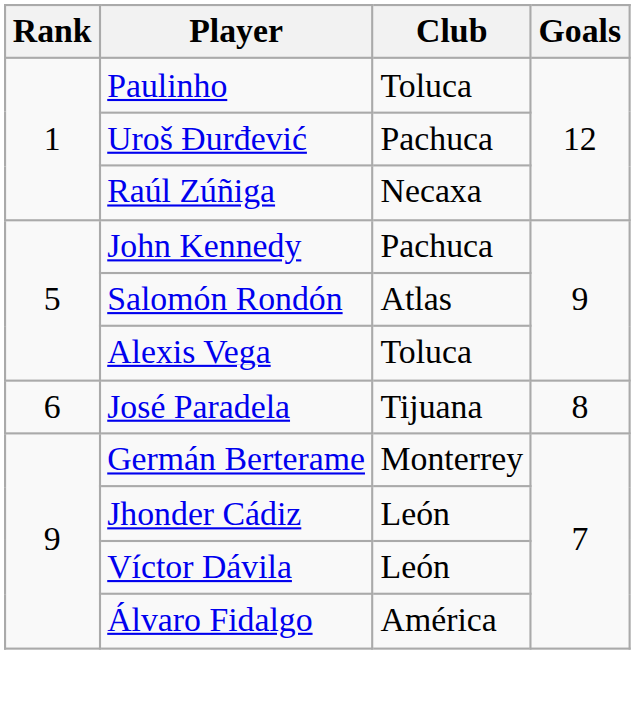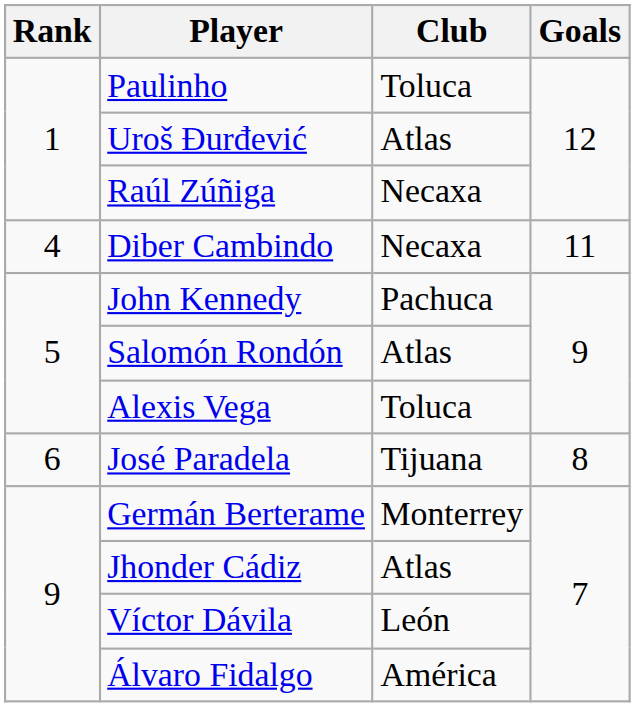(437, 138) Pachuca -> (416, 138) Atlas
+ row: (220, 245)
(415, 513) León -> (416, 566) Atlas
